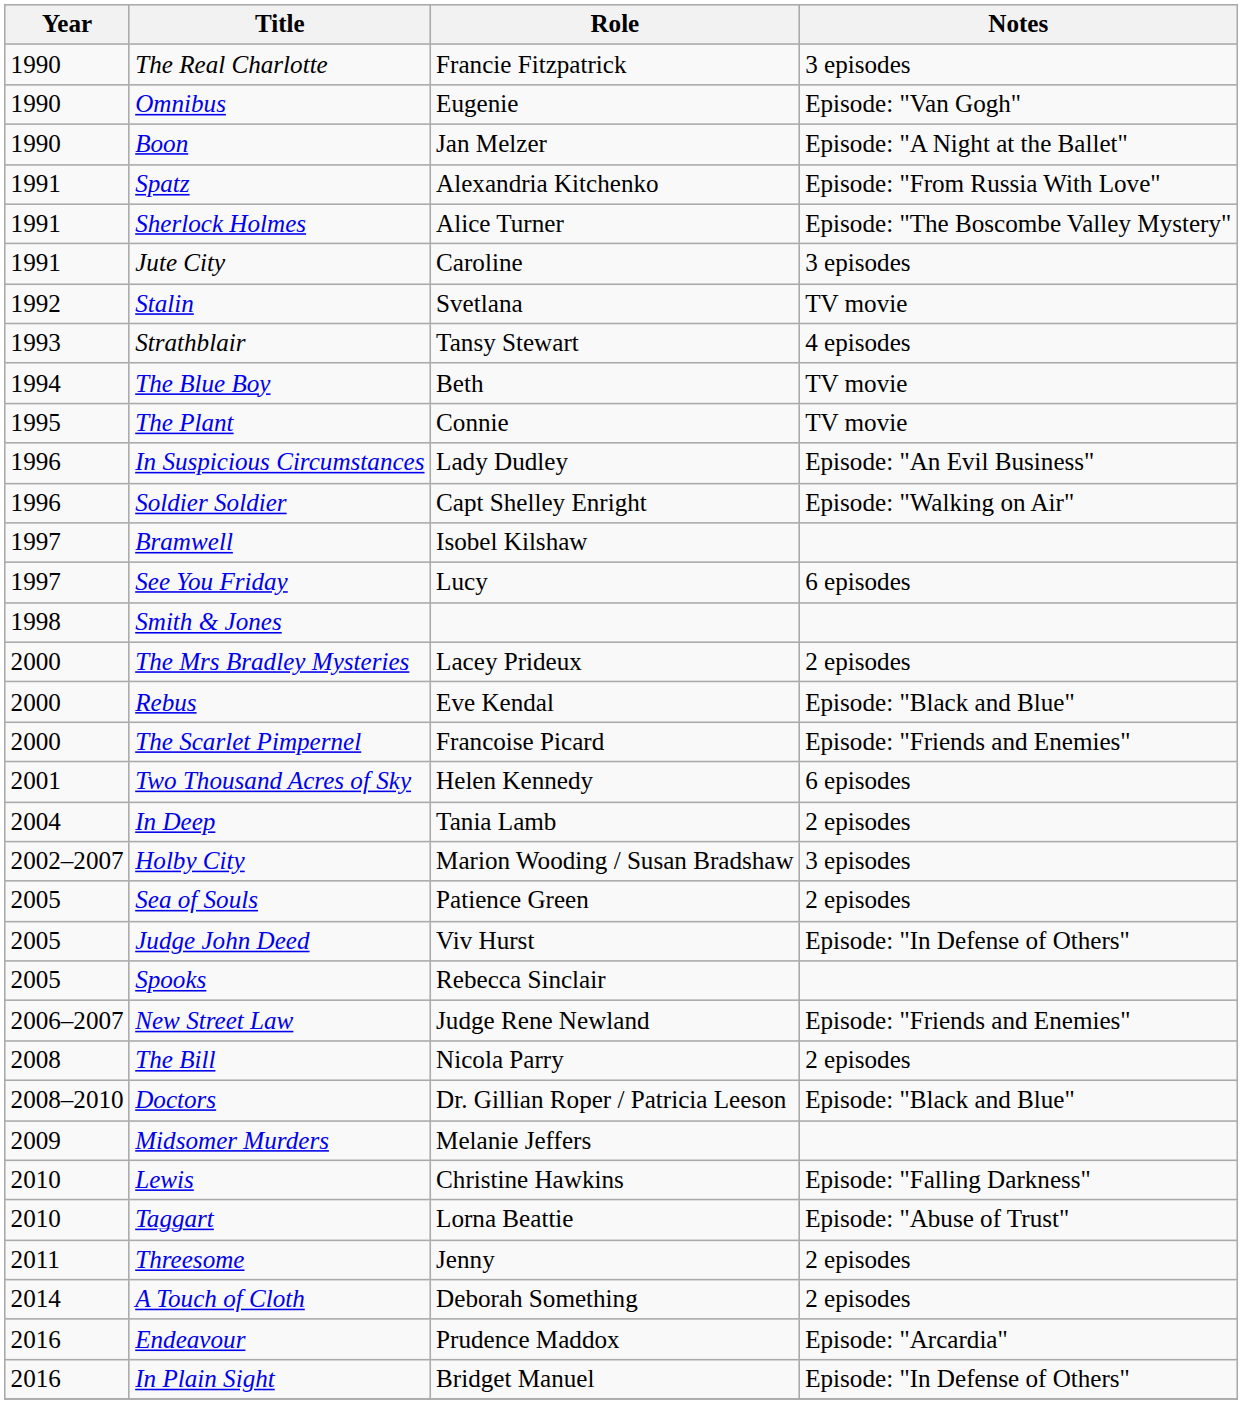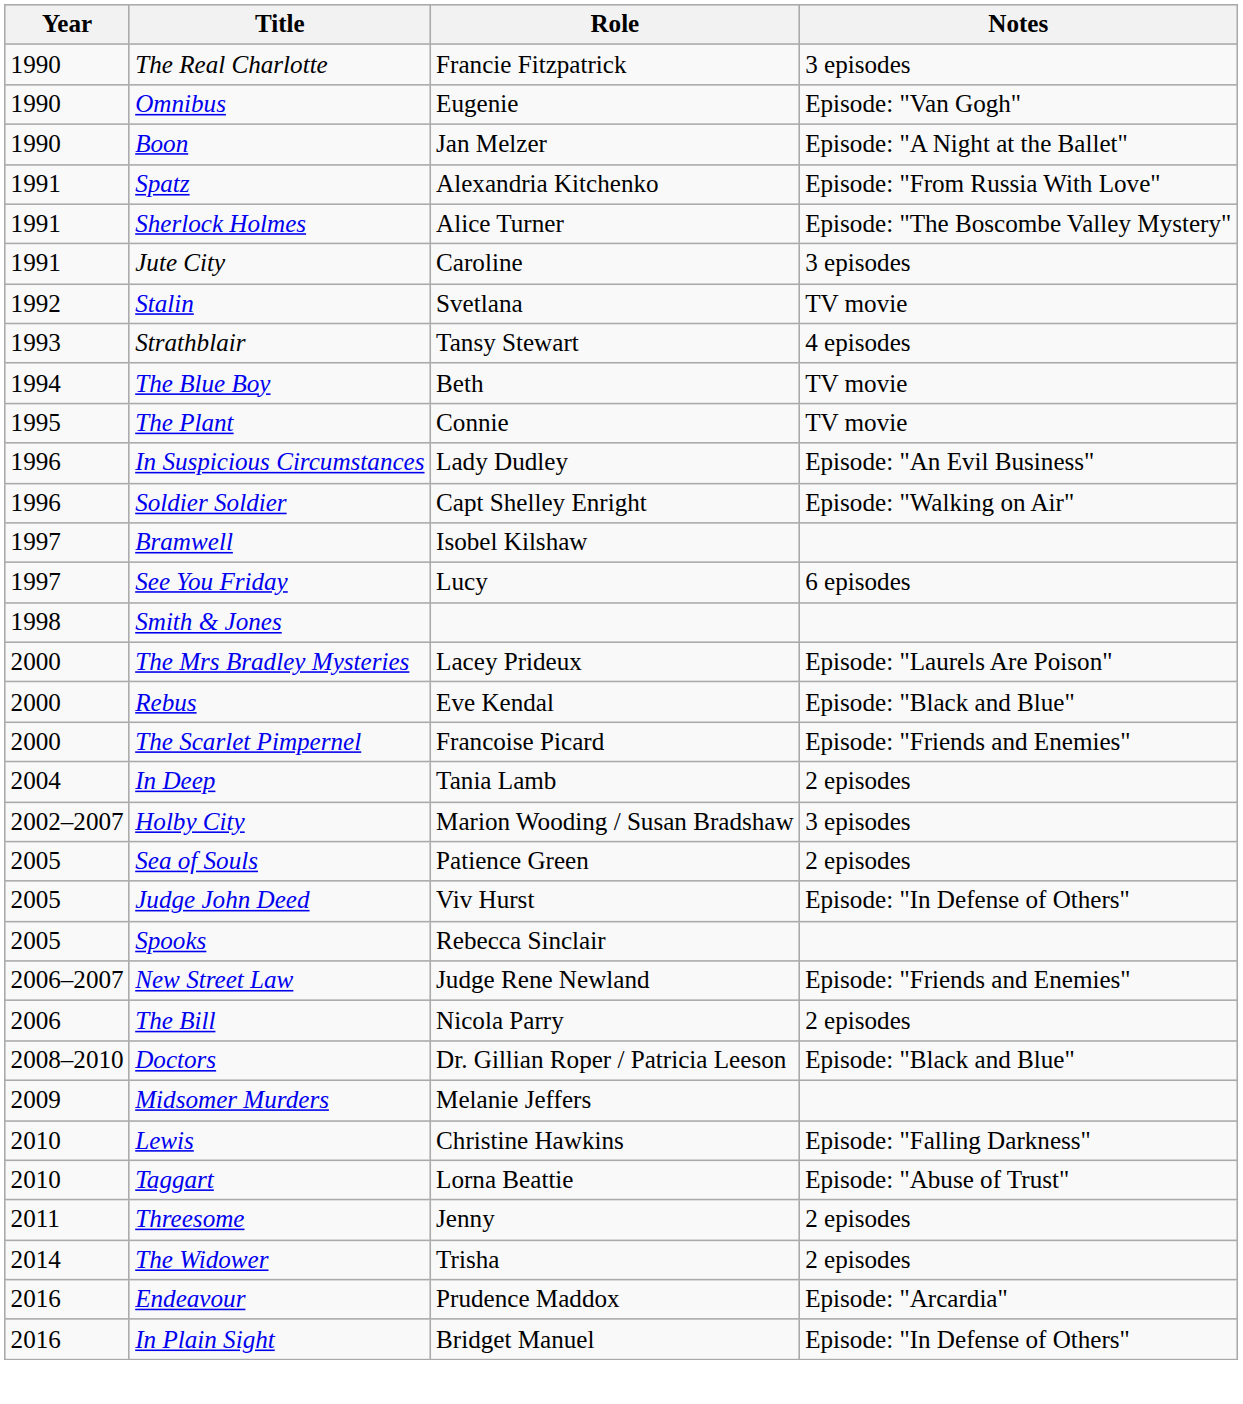(858, 661) 2 episodes -> (959, 661) Episode: "Laurels Are Poison"
- row: (273, 781)
(36, 1060) 2008 -> (36, 1020) 2006
+ row: (202, 1259)
- row: (220, 1299)
